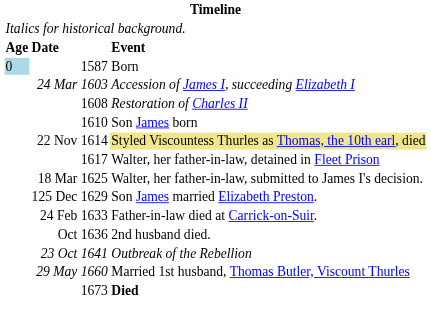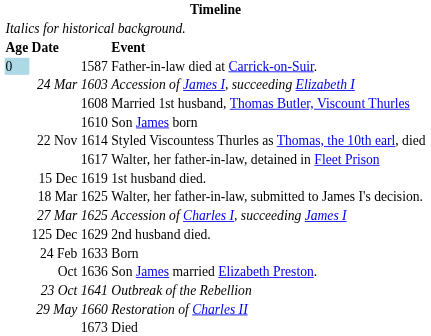(125, 66) Born -> (214, 66) Father-in-law died at Carrick-on-Suir.
(179, 103) Restoration of Charles II -> (261, 103) Married 1st husband, Thomas Butler, Viscount Thurles
(268, 141) khaki background -> (268, 141) no background
+ row: (73, 178)
+ row: (72, 215)
(214, 197) Son James married Elizabeth Preston. -> (161, 234) 2nd husband died.
(214, 215) Father-in-law died at Carrick-on-Suir. -> (125, 253) Born
(161, 234) 2nd husband died. -> (214, 272) Son James married Elizabeth Preston.
(261, 272) Married 1st husband, Thomas Butler, Viscount Thurles -> (179, 309) Restoration of Charles II
(125, 290) bold -> (125, 328) normal
